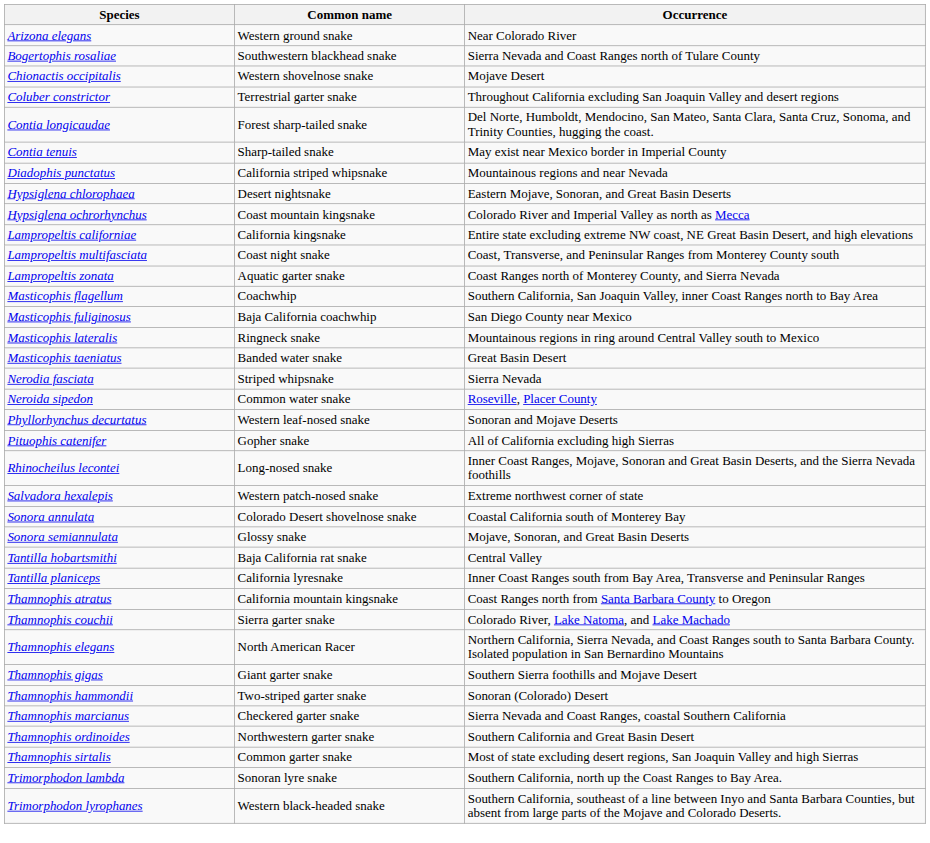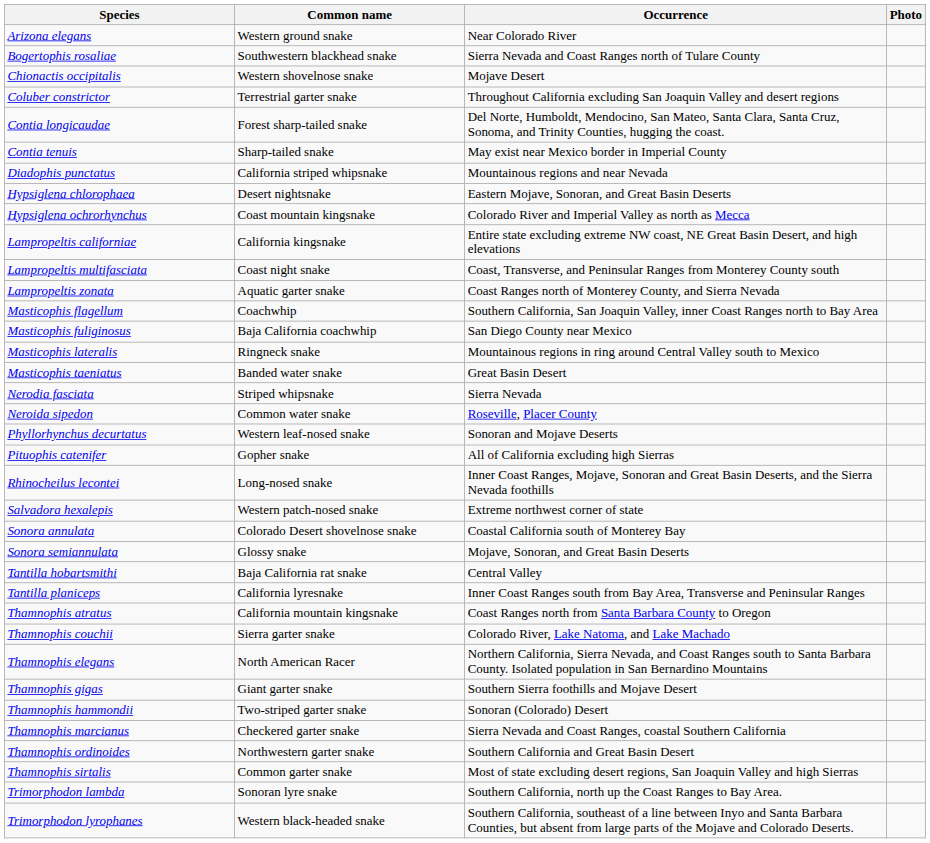+ column: (906, 14)
